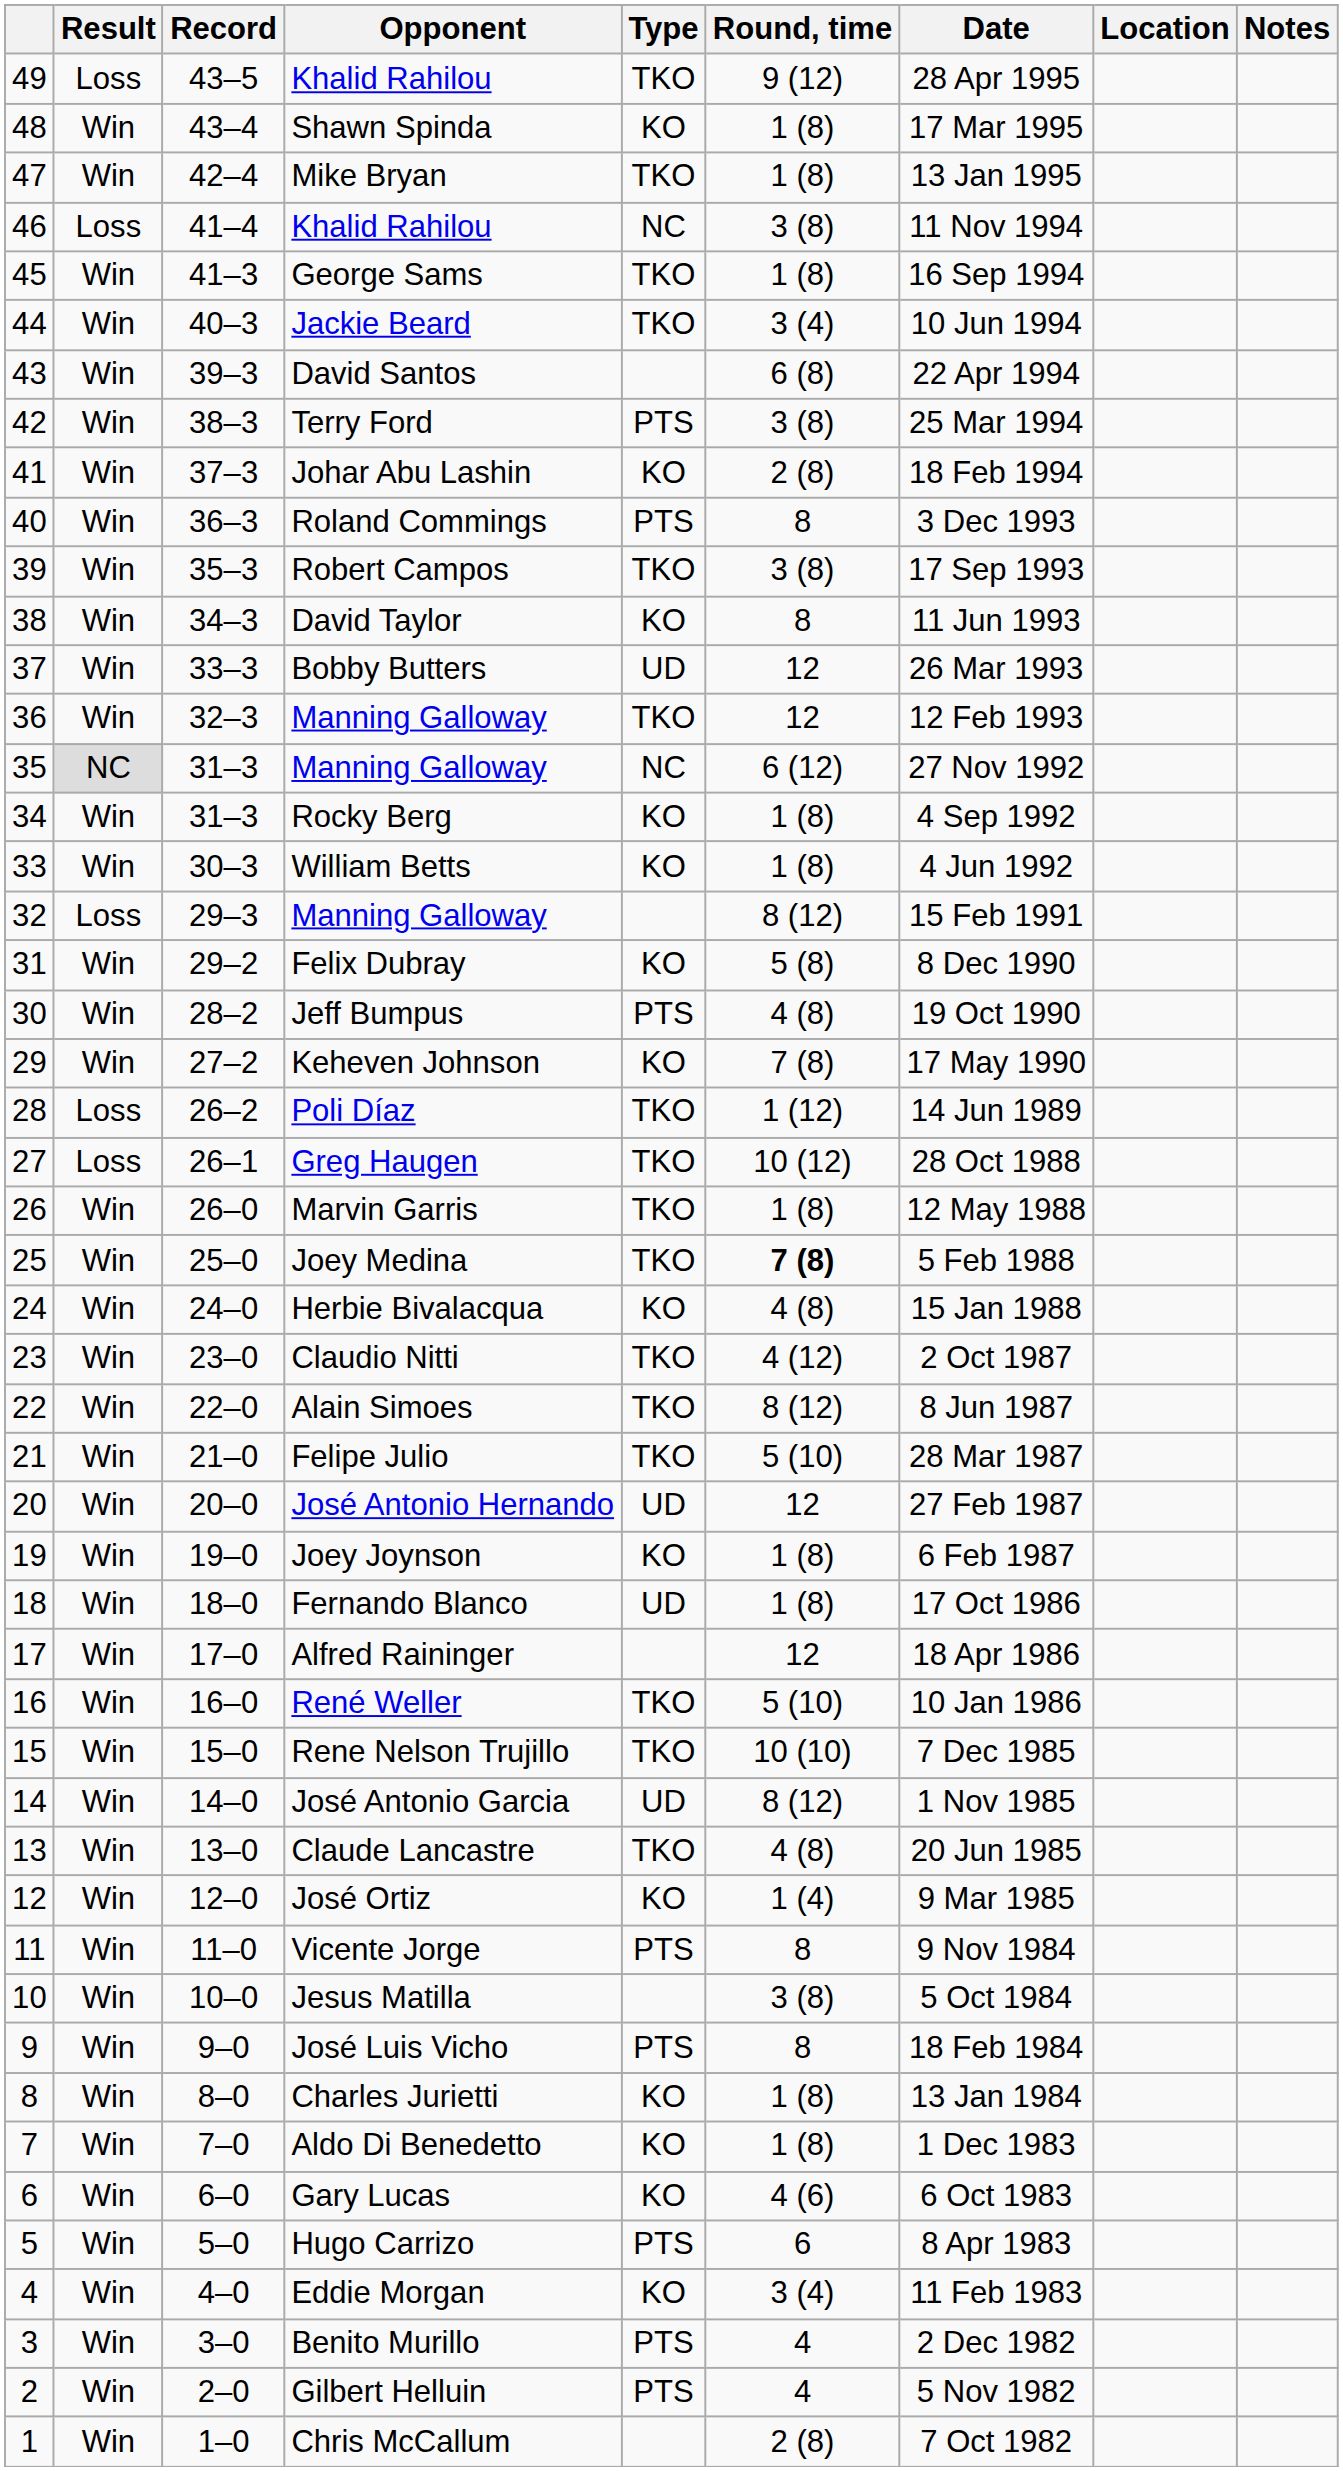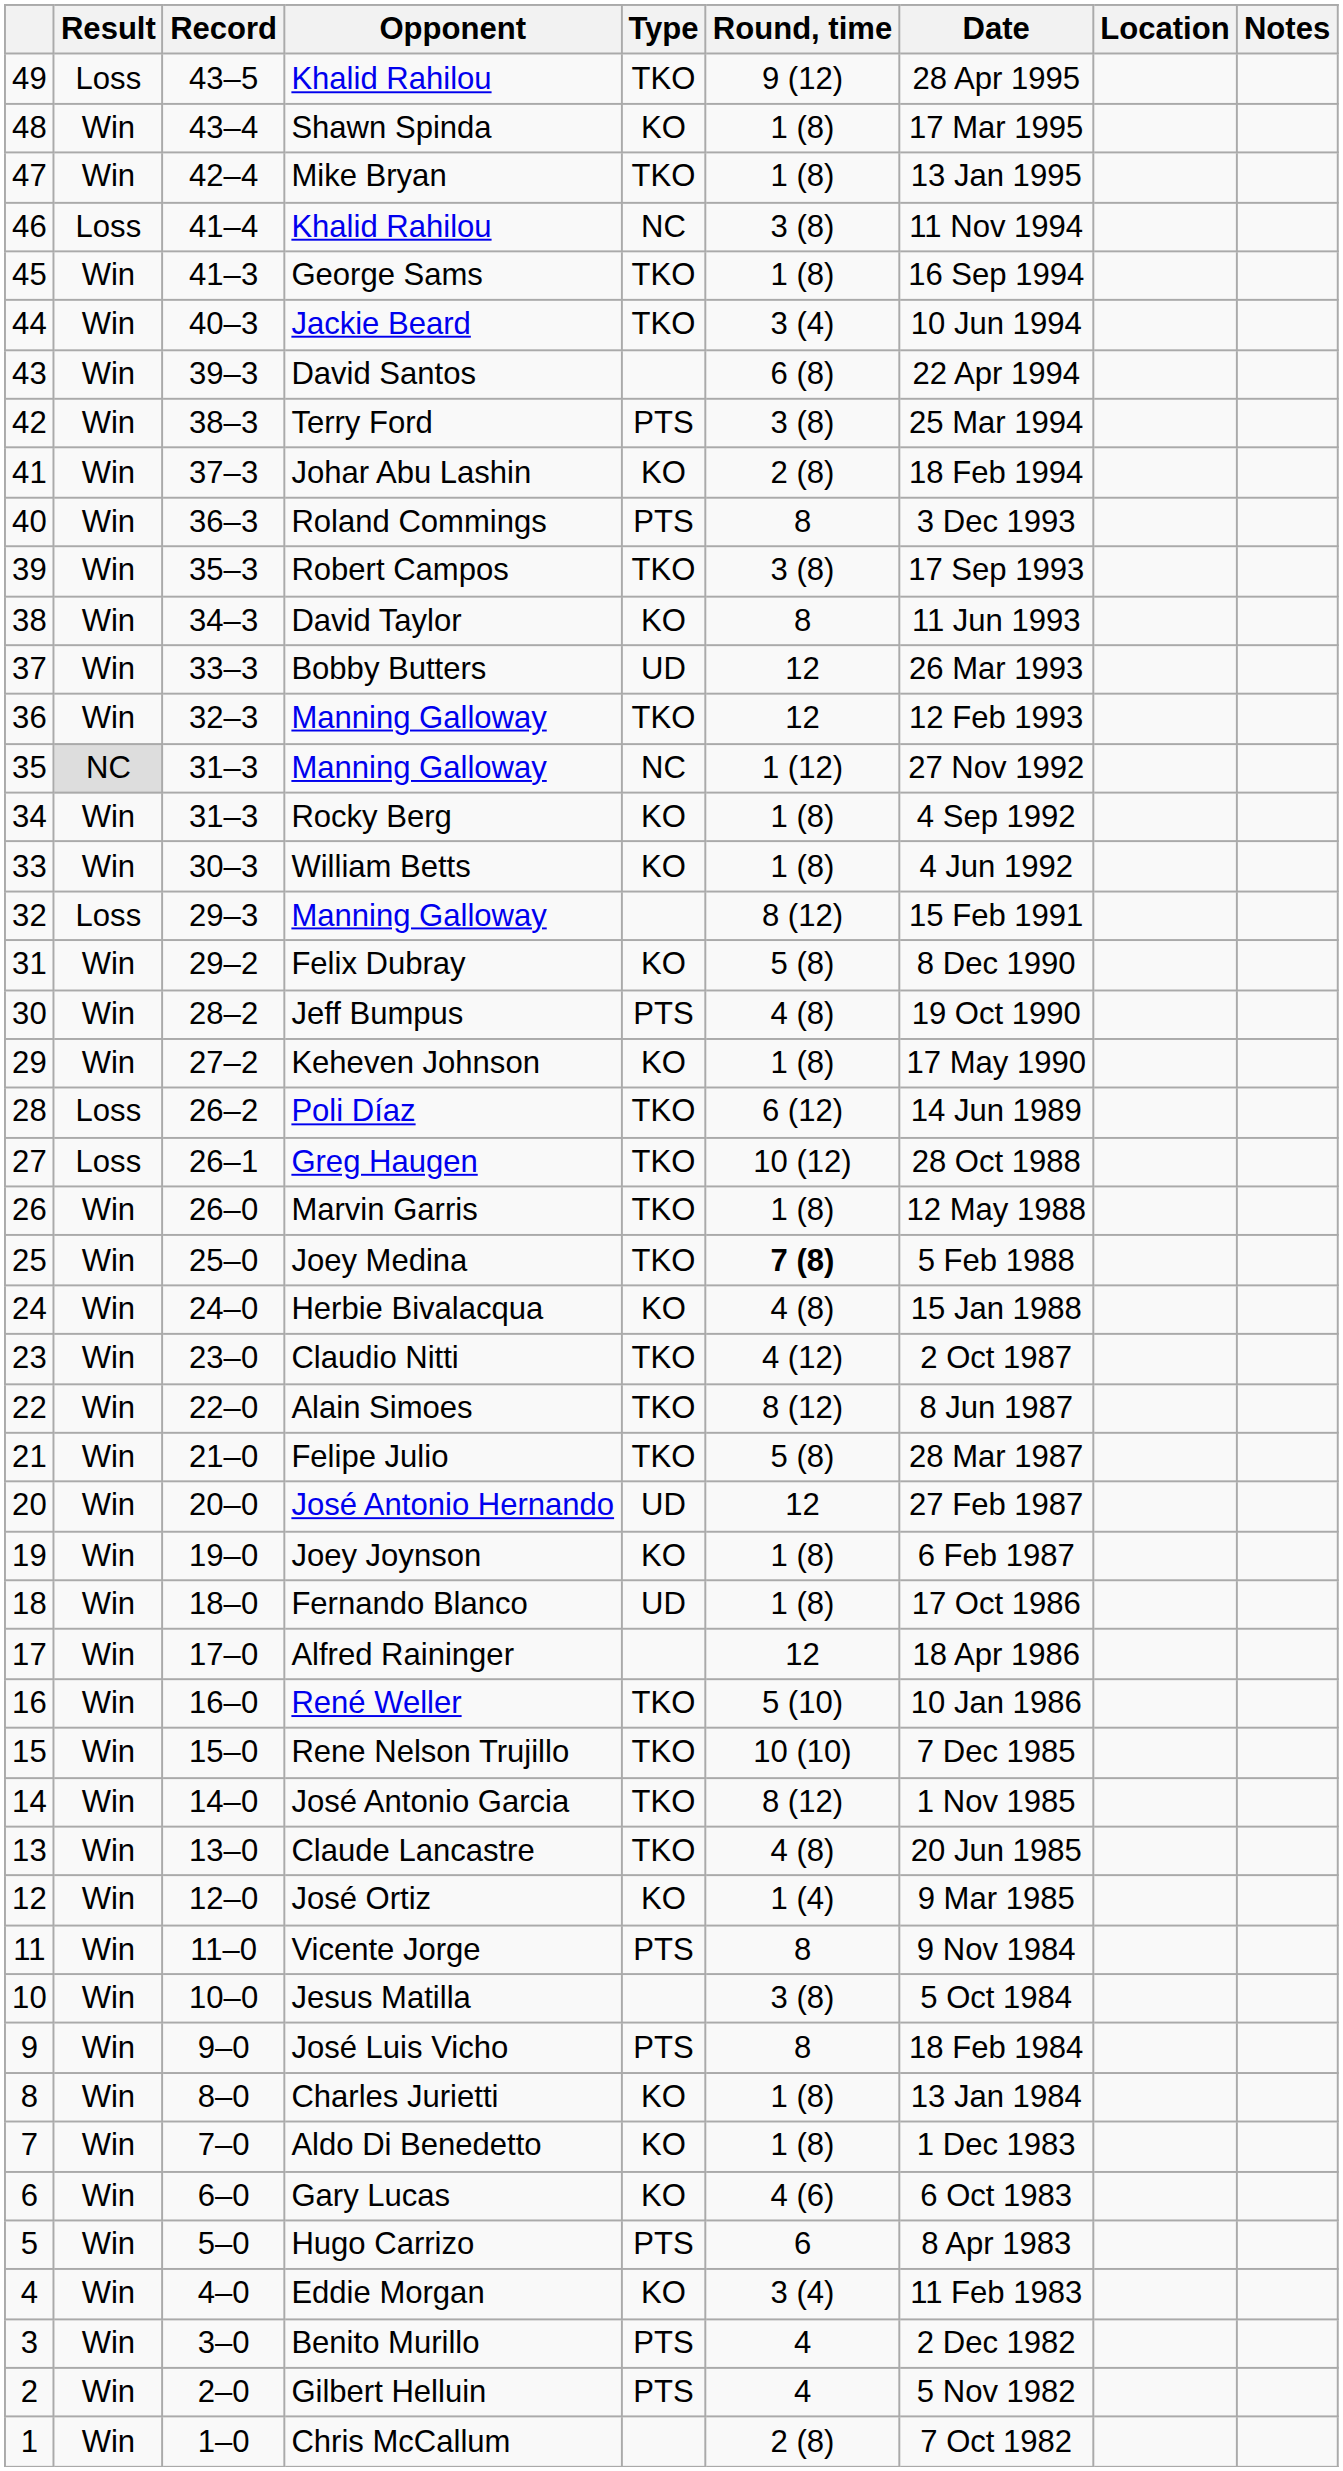(803, 767) 6 (12) -> (803, 767) 1 (12)
(803, 1062) 7 (8) -> (803, 1062) 1 (8)
(803, 1112) 1 (12) -> (803, 1112) 6 (12)
(803, 1456) 5 (10) -> (803, 1456) 5 (8)
(663, 1801) UD -> (663, 1801) TKO
